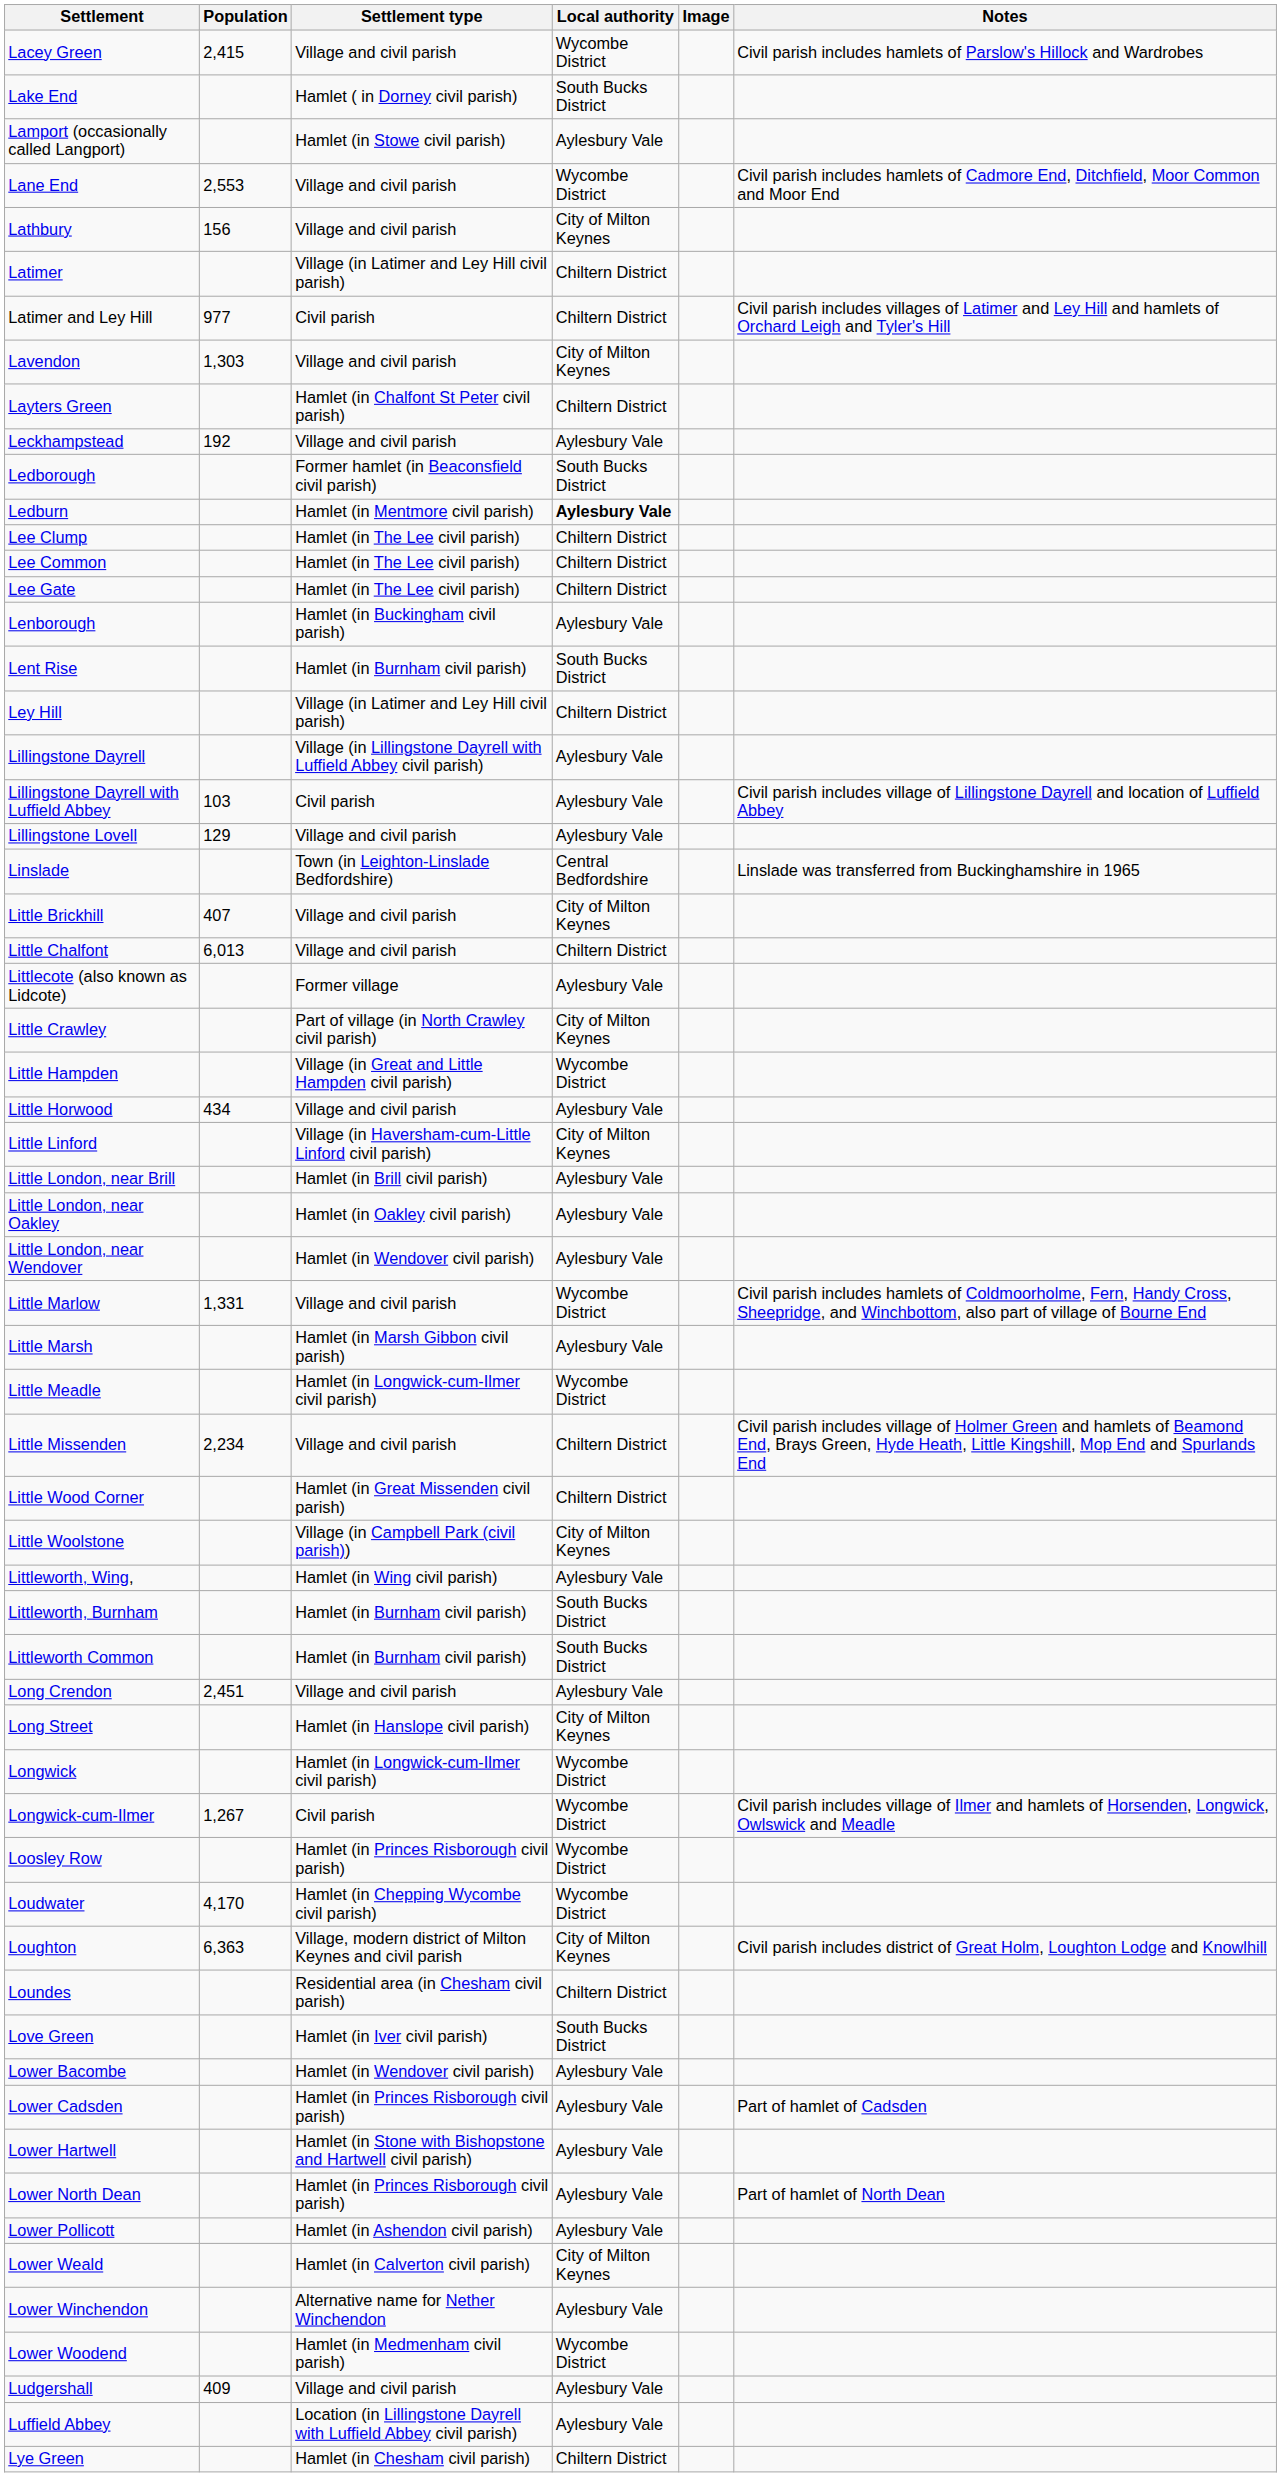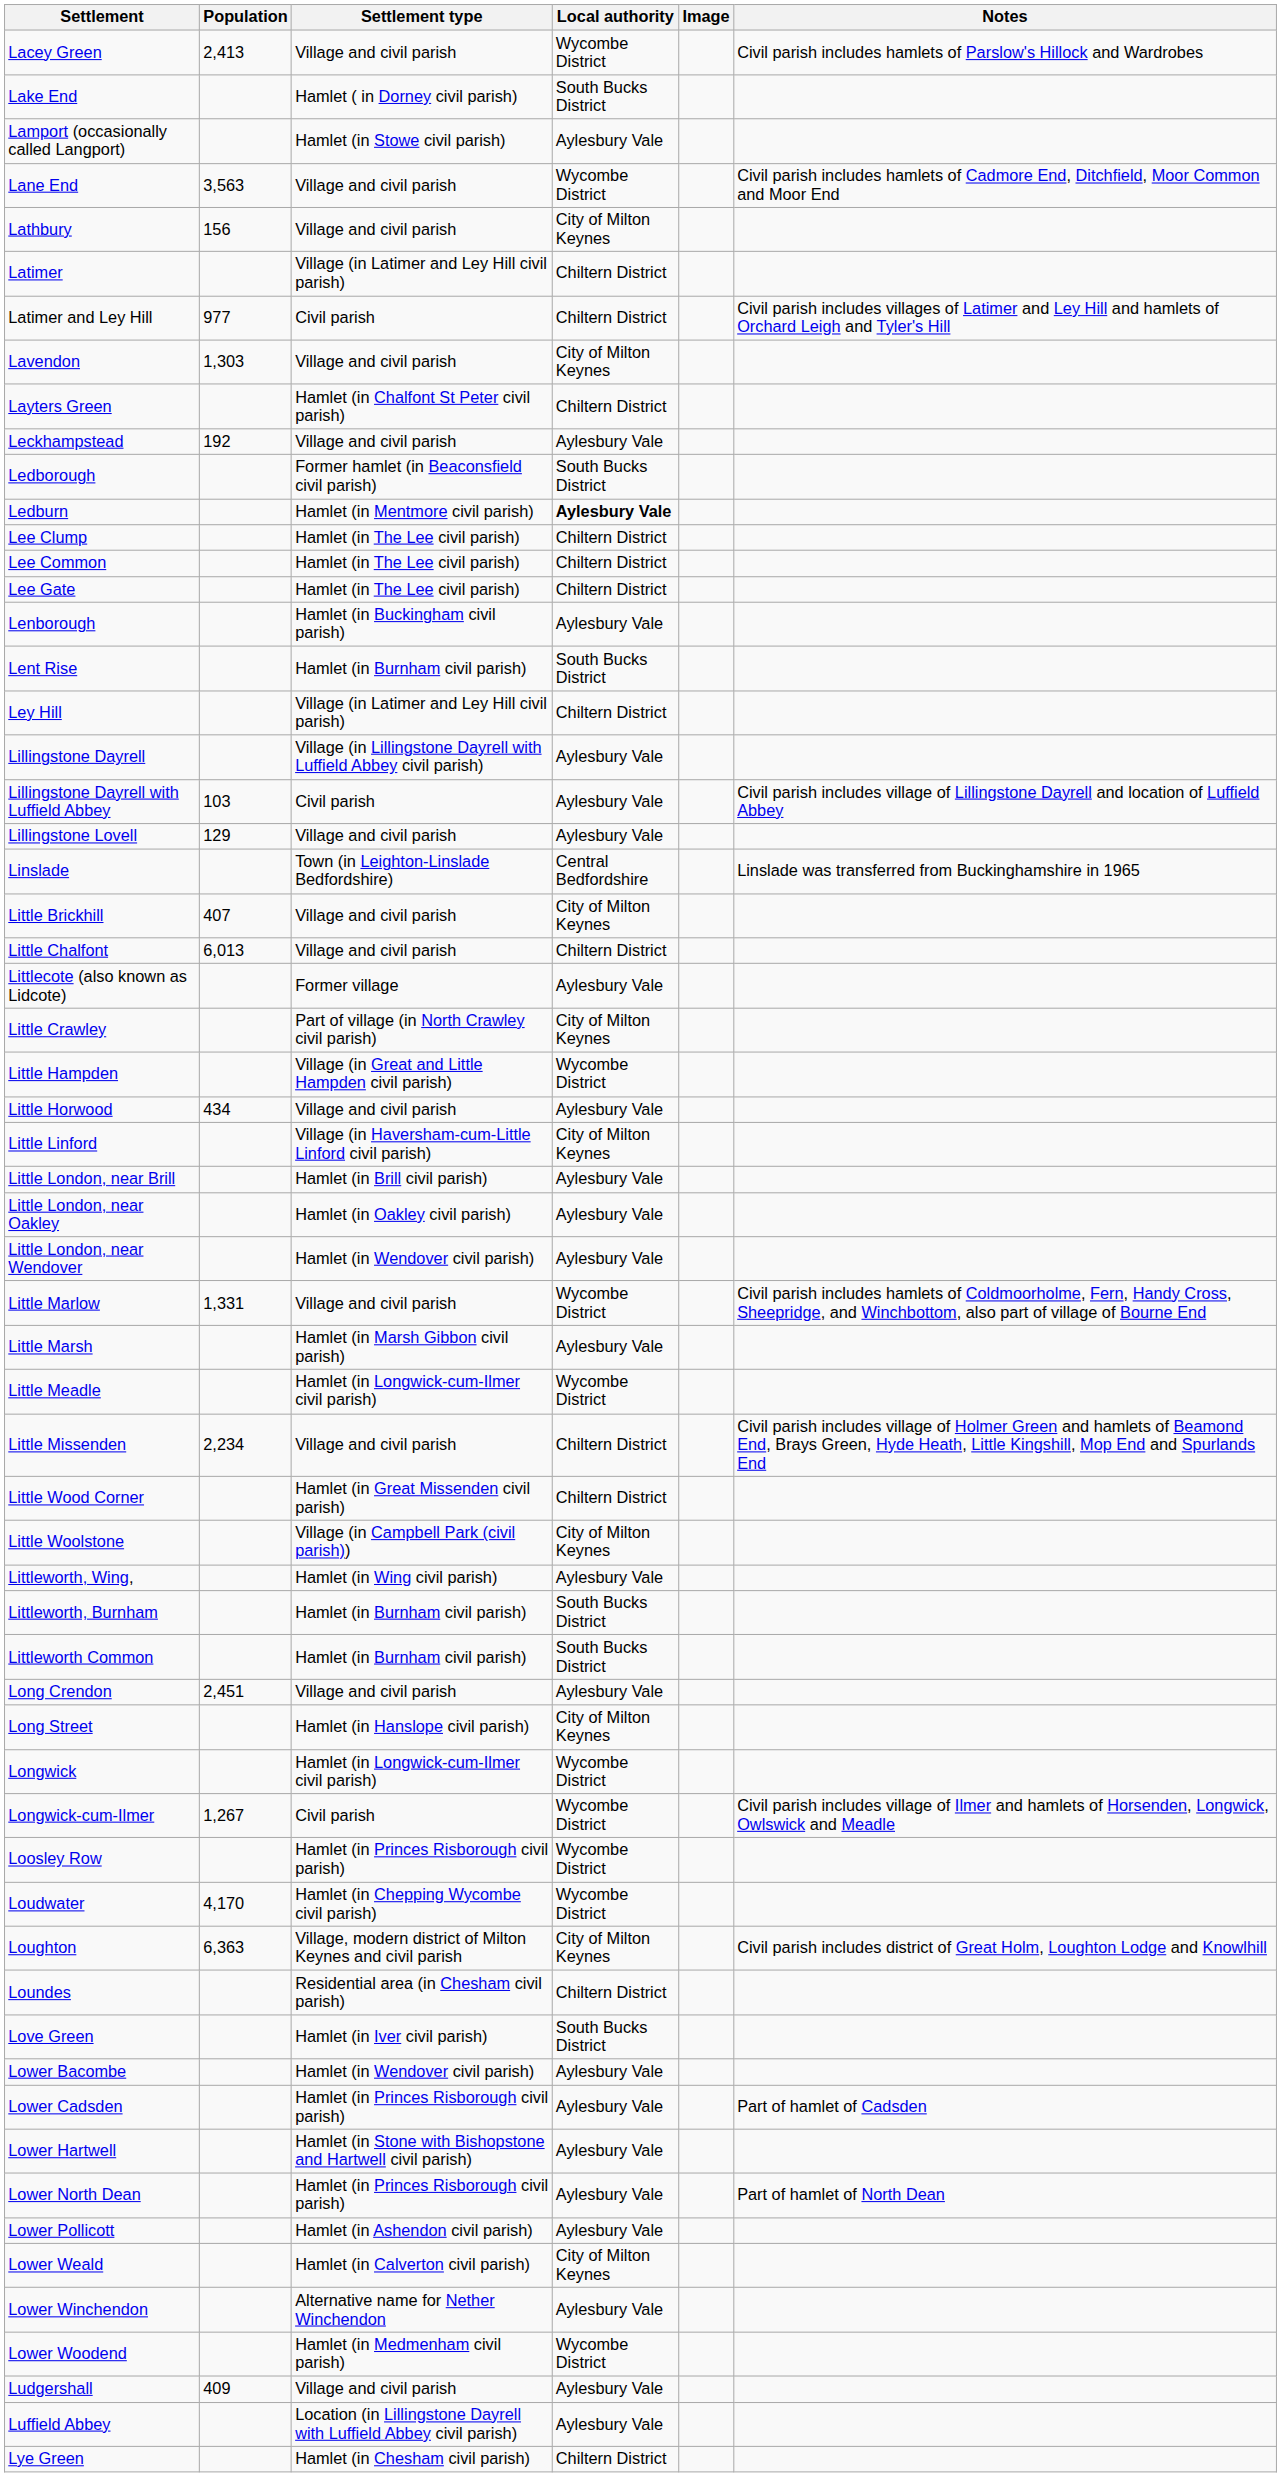(224, 52) 2,415 -> (224, 52) 2,413
(224, 185) 2,553 -> (224, 185) 3,563
